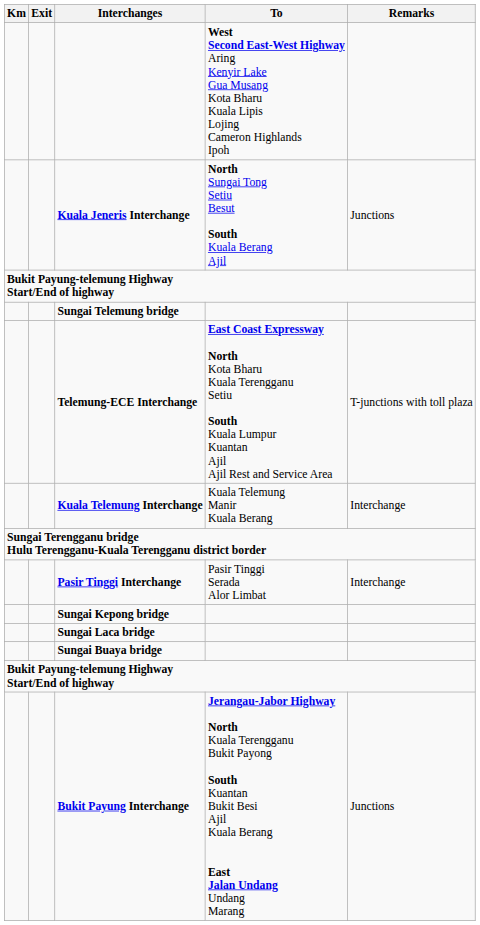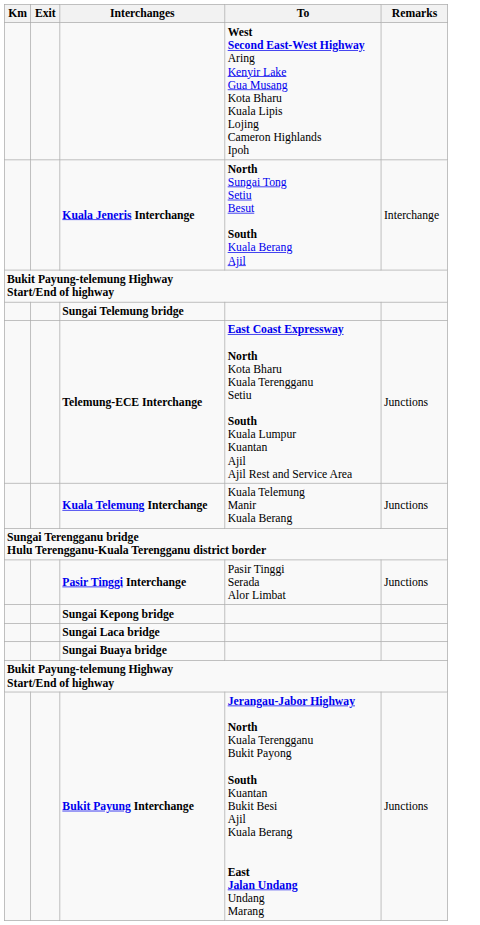(372, 215) Junctions -> (412, 215) Interchange
(412, 402) T-junctions with toll plaza -> (406, 402) Junctions
(378, 505) Interchange -> (406, 505) Junctions
(378, 582) Interchange -> (406, 582) Junctions
